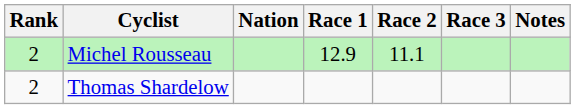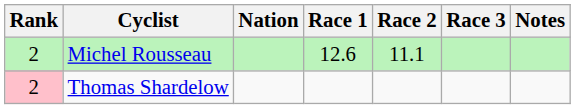(338, 53) 12.9 -> (338, 53) 12.6
(34, 86) no background -> (34, 86) pink background
